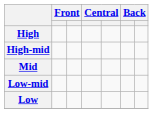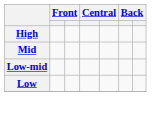- row: (28, 50)
